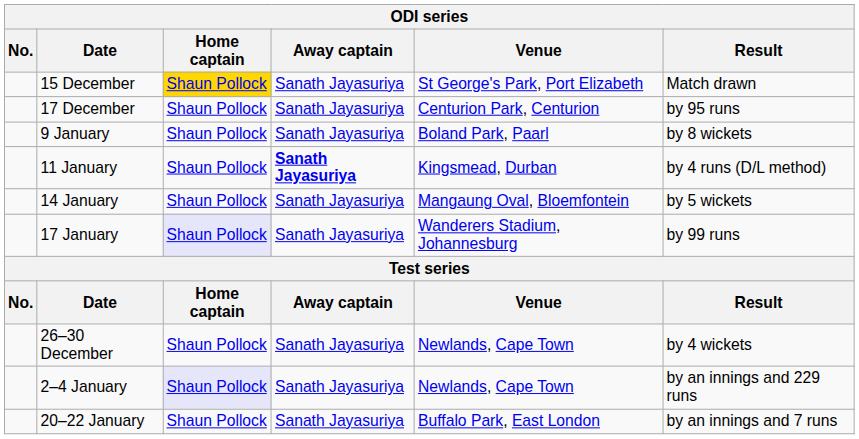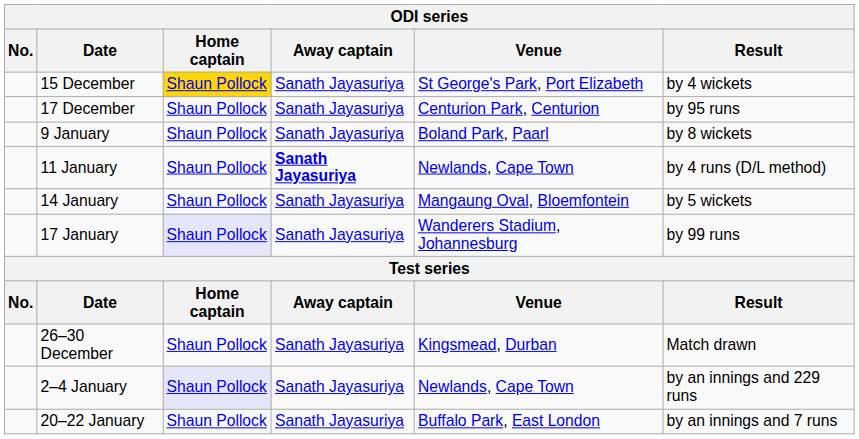(711, 84) Match drawn -> (709, 84) by 4 wickets
(487, 167) Kingsmead, Durban -> (496, 167) Newlands, Cape Town
(496, 344) Newlands, Cape Town -> (487, 344) Kingsmead, Durban
(709, 344) by 4 wickets -> (711, 344) Match drawn
